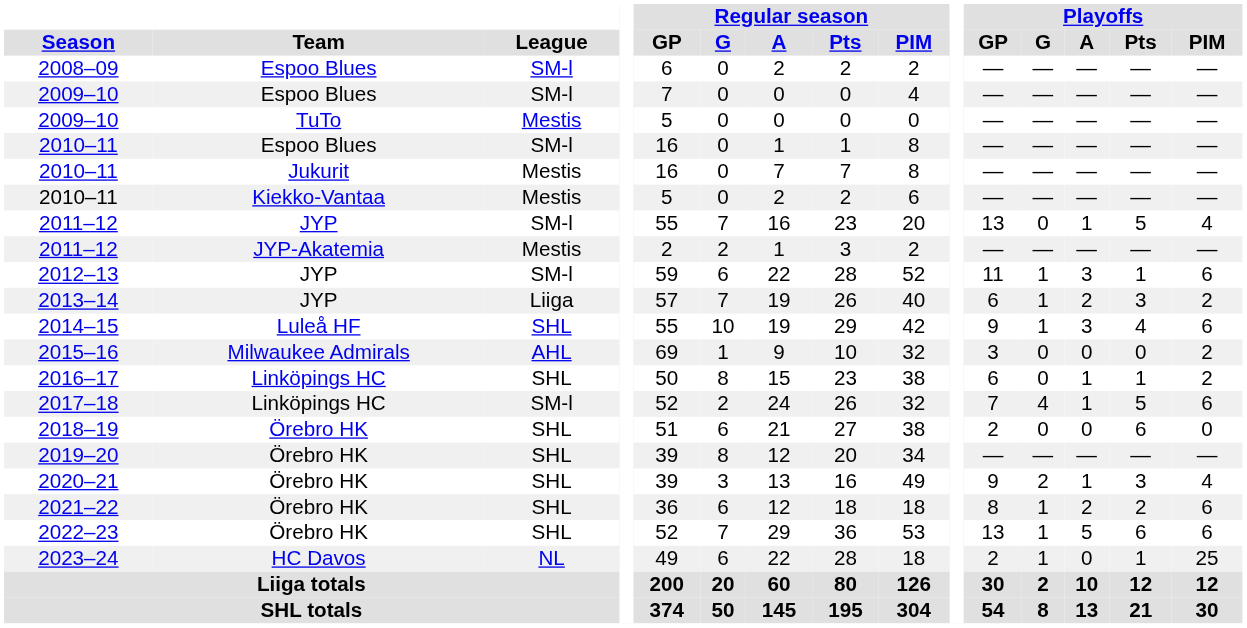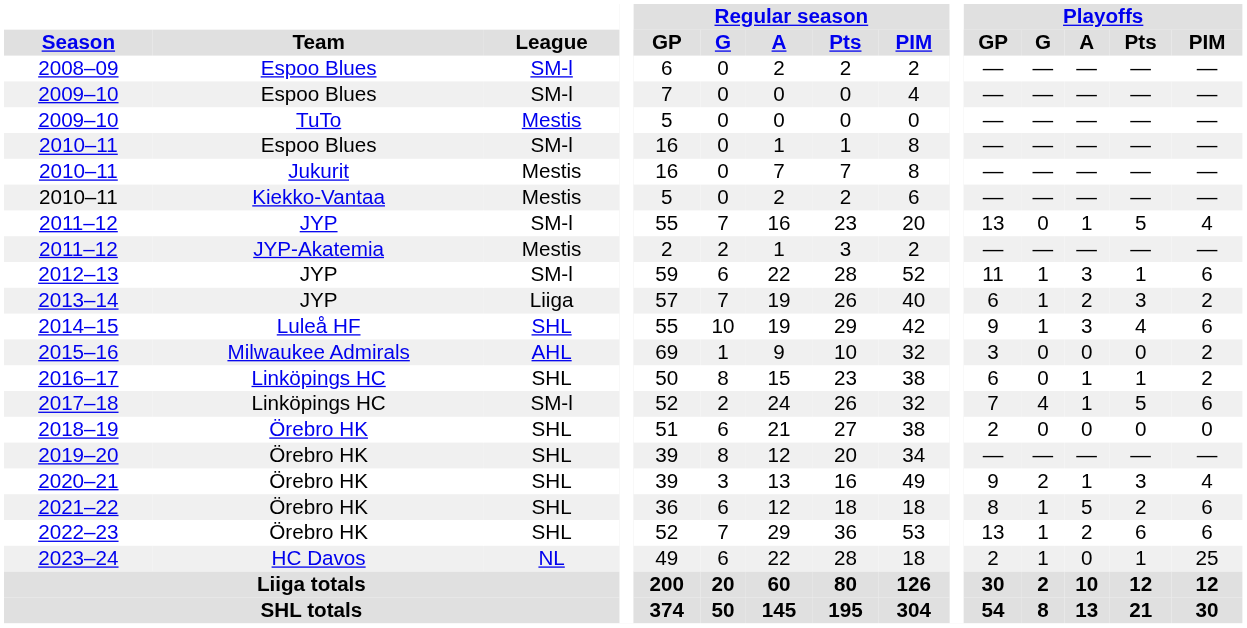(1141, 429) 6 -> (1141, 429) 0
(1087, 506) 2 -> (1087, 506) 5
(1087, 532) 5 -> (1087, 532) 2
